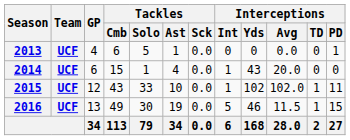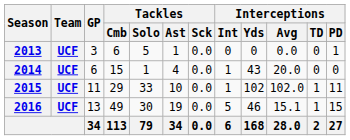(94, 51) 4 -> (94, 51) 3
(94, 88) 12 -> (94, 88) 11
(116, 88) 43 -> (116, 88) 29
(287, 107) 11.5 -> (287, 107) 15.1
